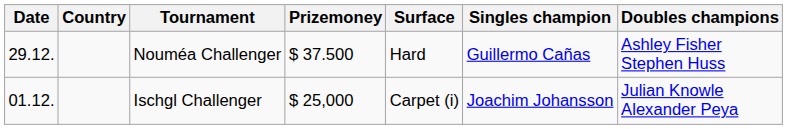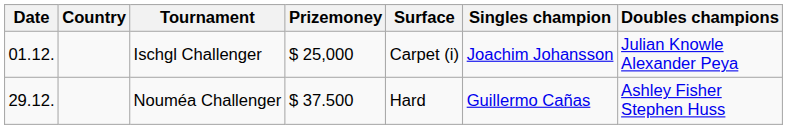rows swapped: (198, 100) <-> (207, 54)
